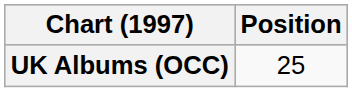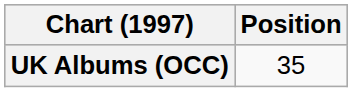(291, 65) 25 -> (291, 65) 35
